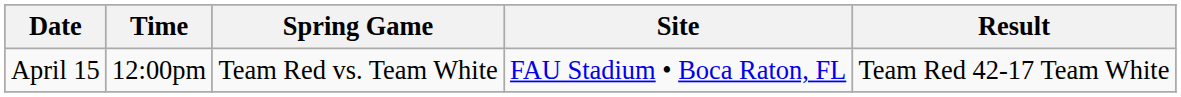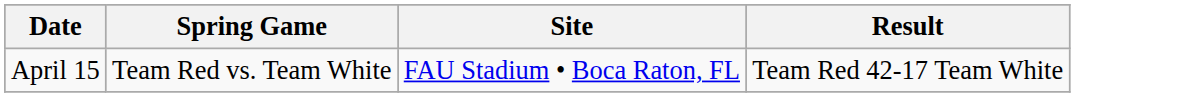- column: (159, 26)
